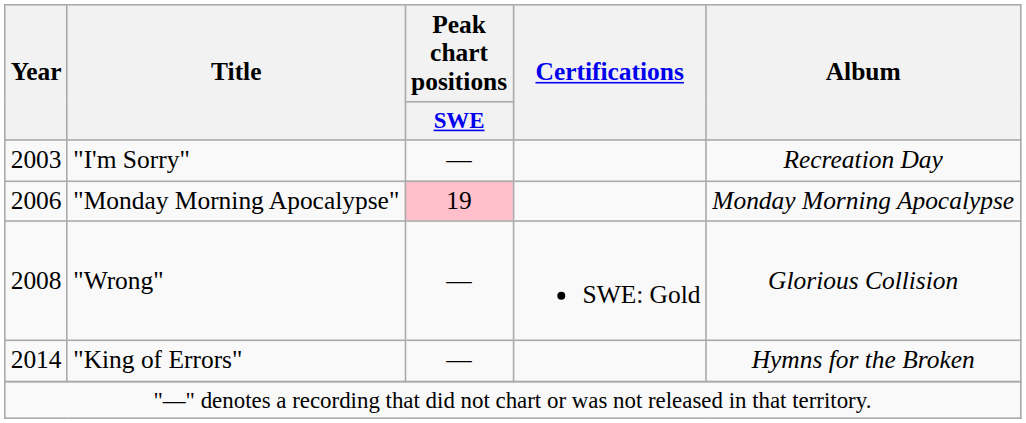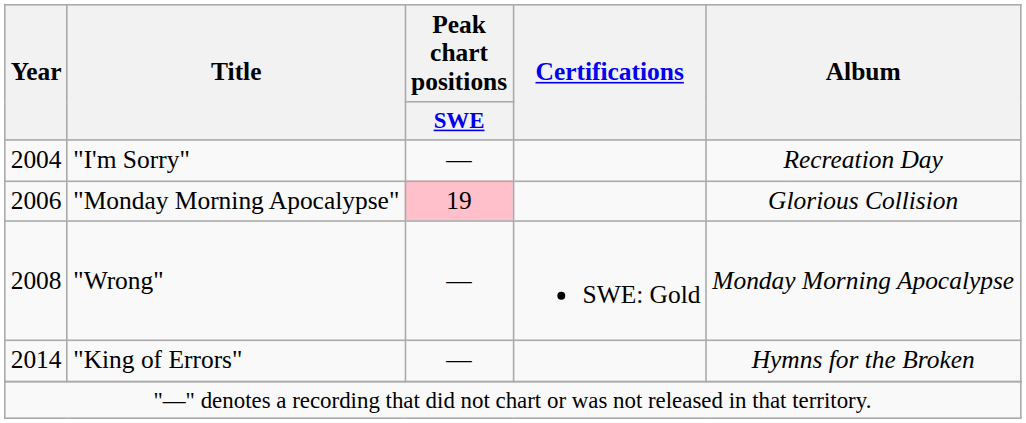(36, 160) 2003 -> (36, 160) 2004
(863, 200) Monday Morning Apocalypse -> (863, 200) Glorious Collision
(863, 280) Glorious Collision -> (863, 280) Monday Morning Apocalypse
